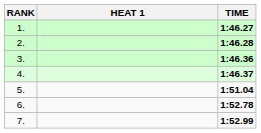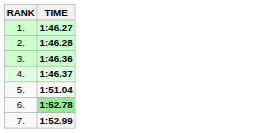- column: (128, 12)
(237, 105) no background -> (56, 105) lightgreen background
